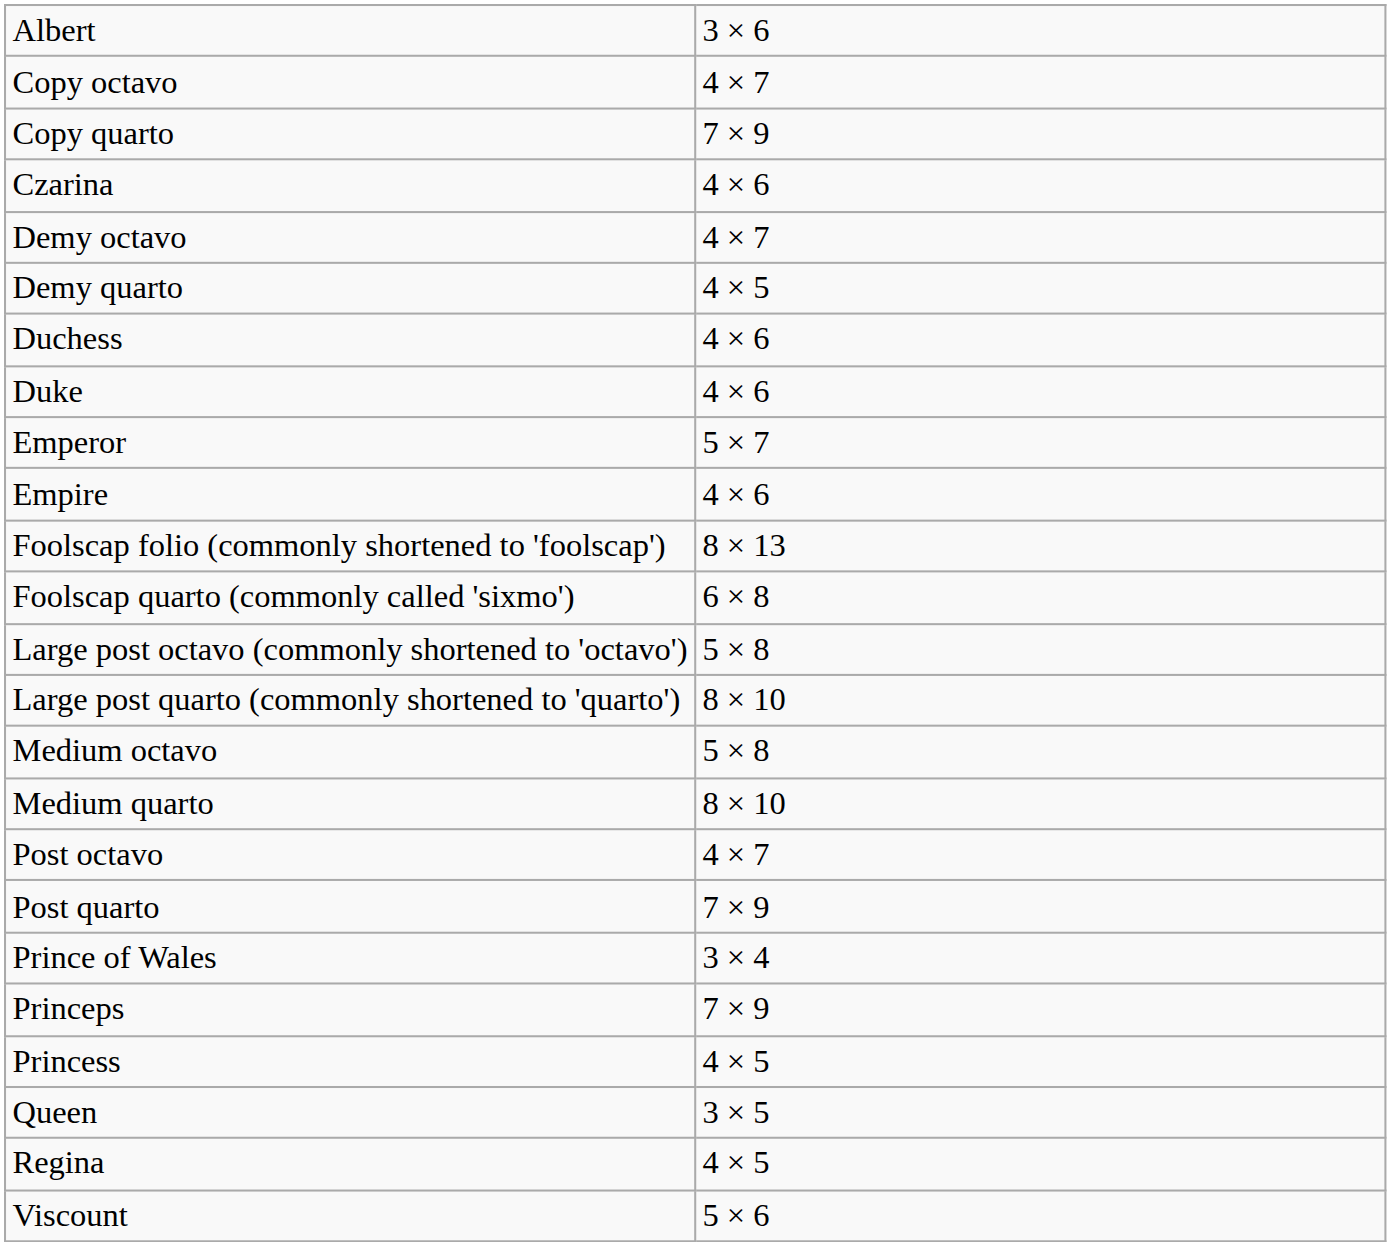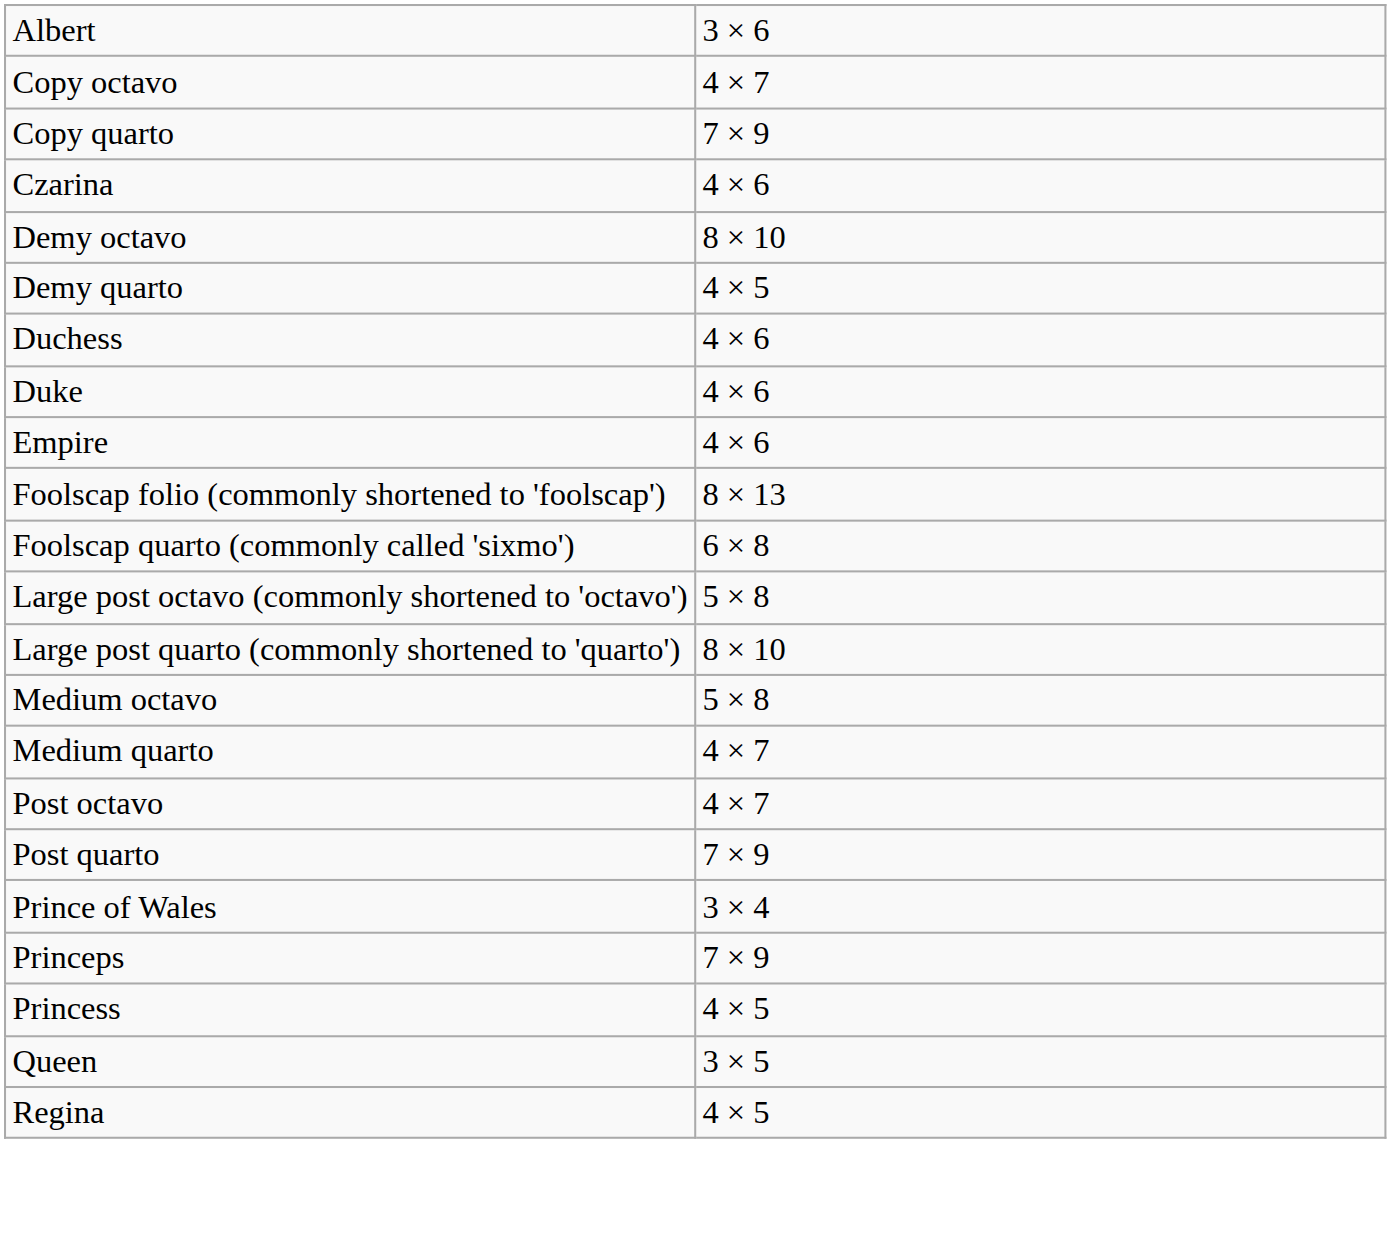(736, 236) 4 × 7 -> (744, 236) 8 × 10
- row: (69, 442)
(744, 802) 8 × 10 -> (736, 751) 4 × 7
- row: (70, 1215)
